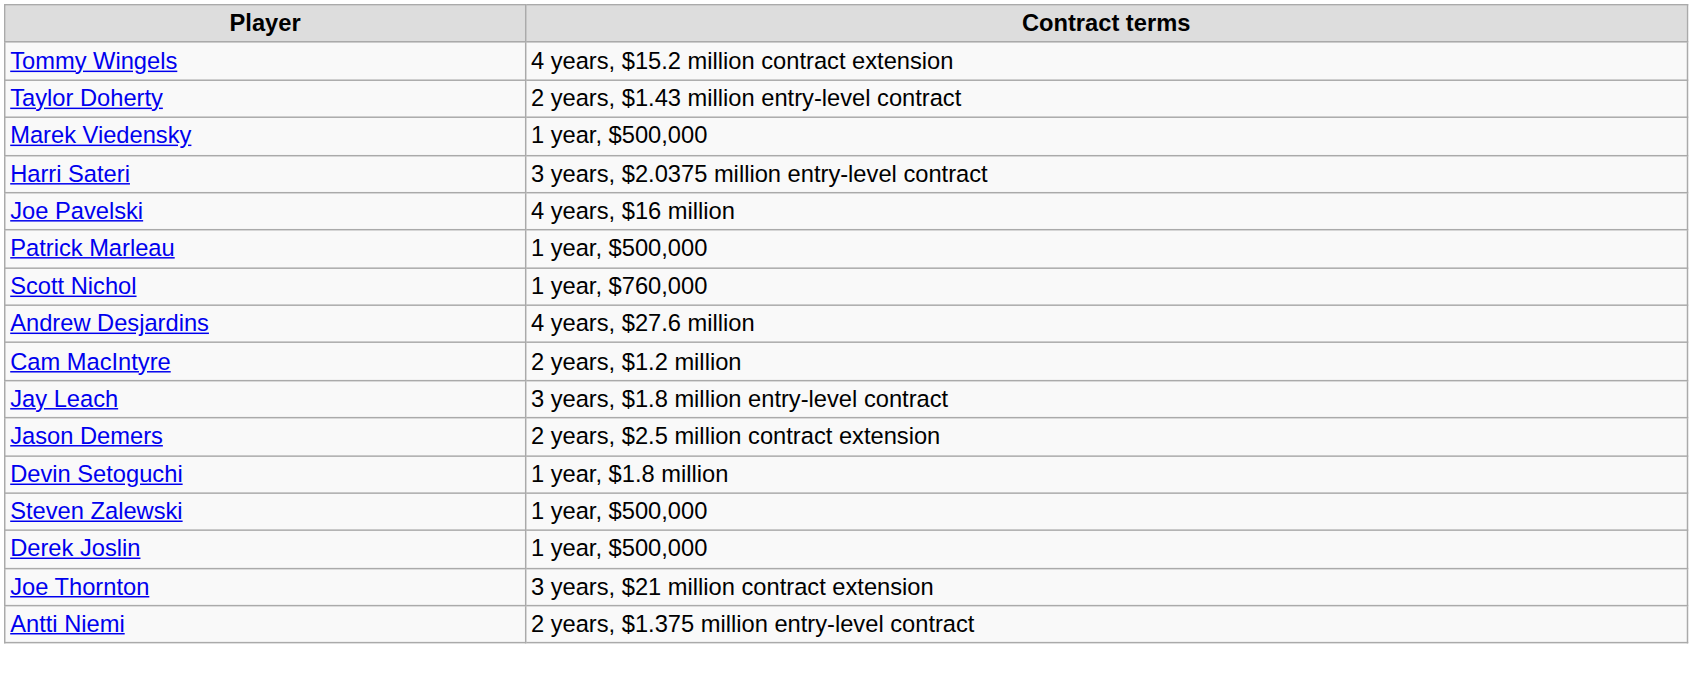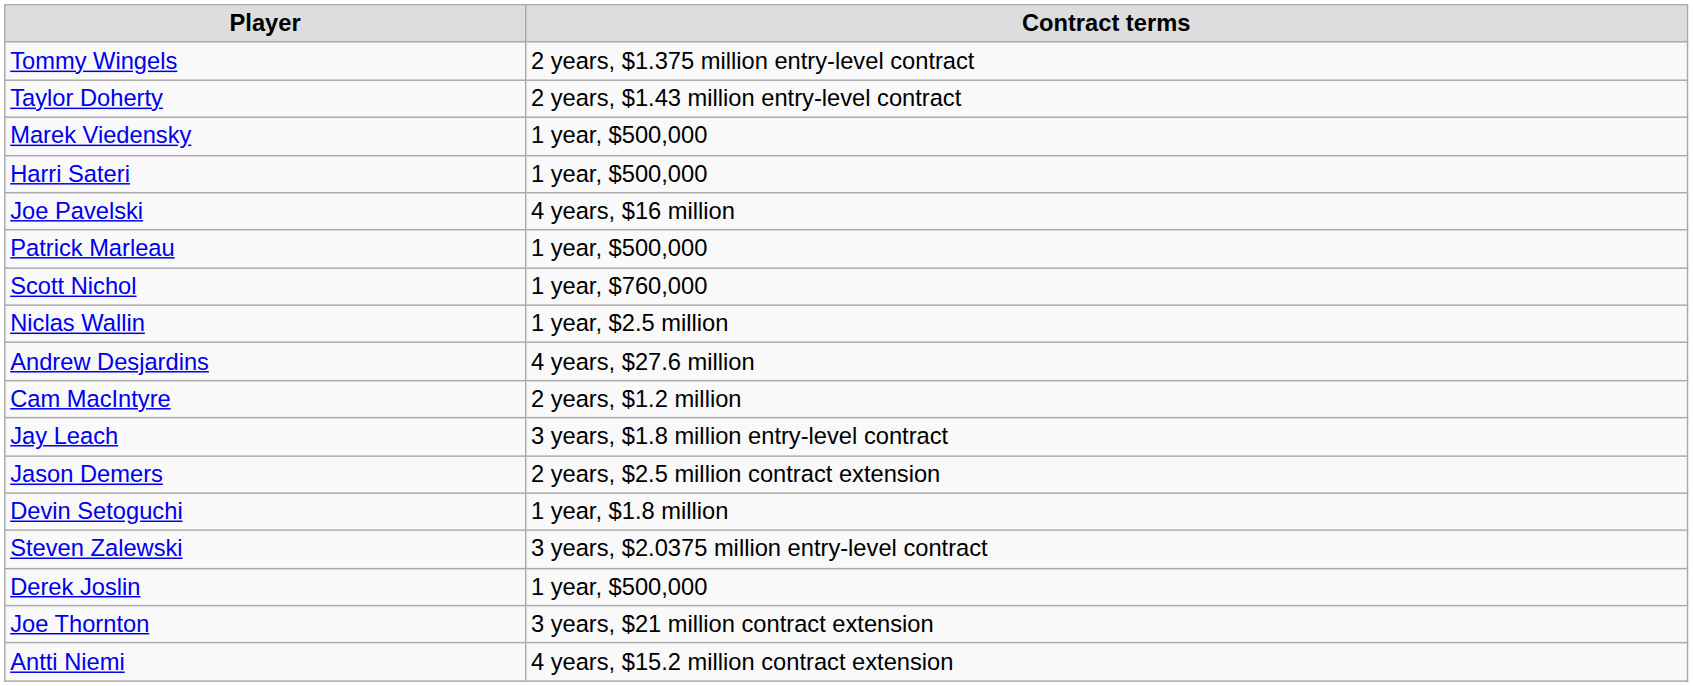(742, 60) 4 years, $15.2 million contract extension -> (753, 60) 2 years, $1.375 million entry-level contract
(759, 173) 3 years, $2.0375 million entry-level contract -> (619, 173) 1 year, $500,000
+ row: (78, 323)
(619, 511) 1 year, $500,000 -> (759, 549) 3 years, $2.0375 million entry-level contract
(753, 624) 2 years, $1.375 million entry-level contract -> (742, 661) 4 years, $15.2 million contract extension
